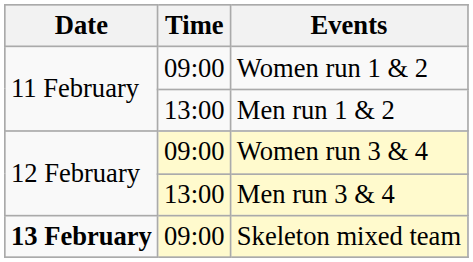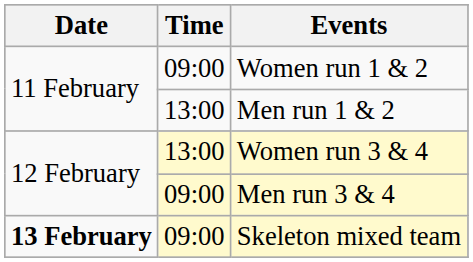(194, 151) 09:00 -> (194, 151) 13:00
(194, 194) 13:00 -> (194, 194) 09:00
